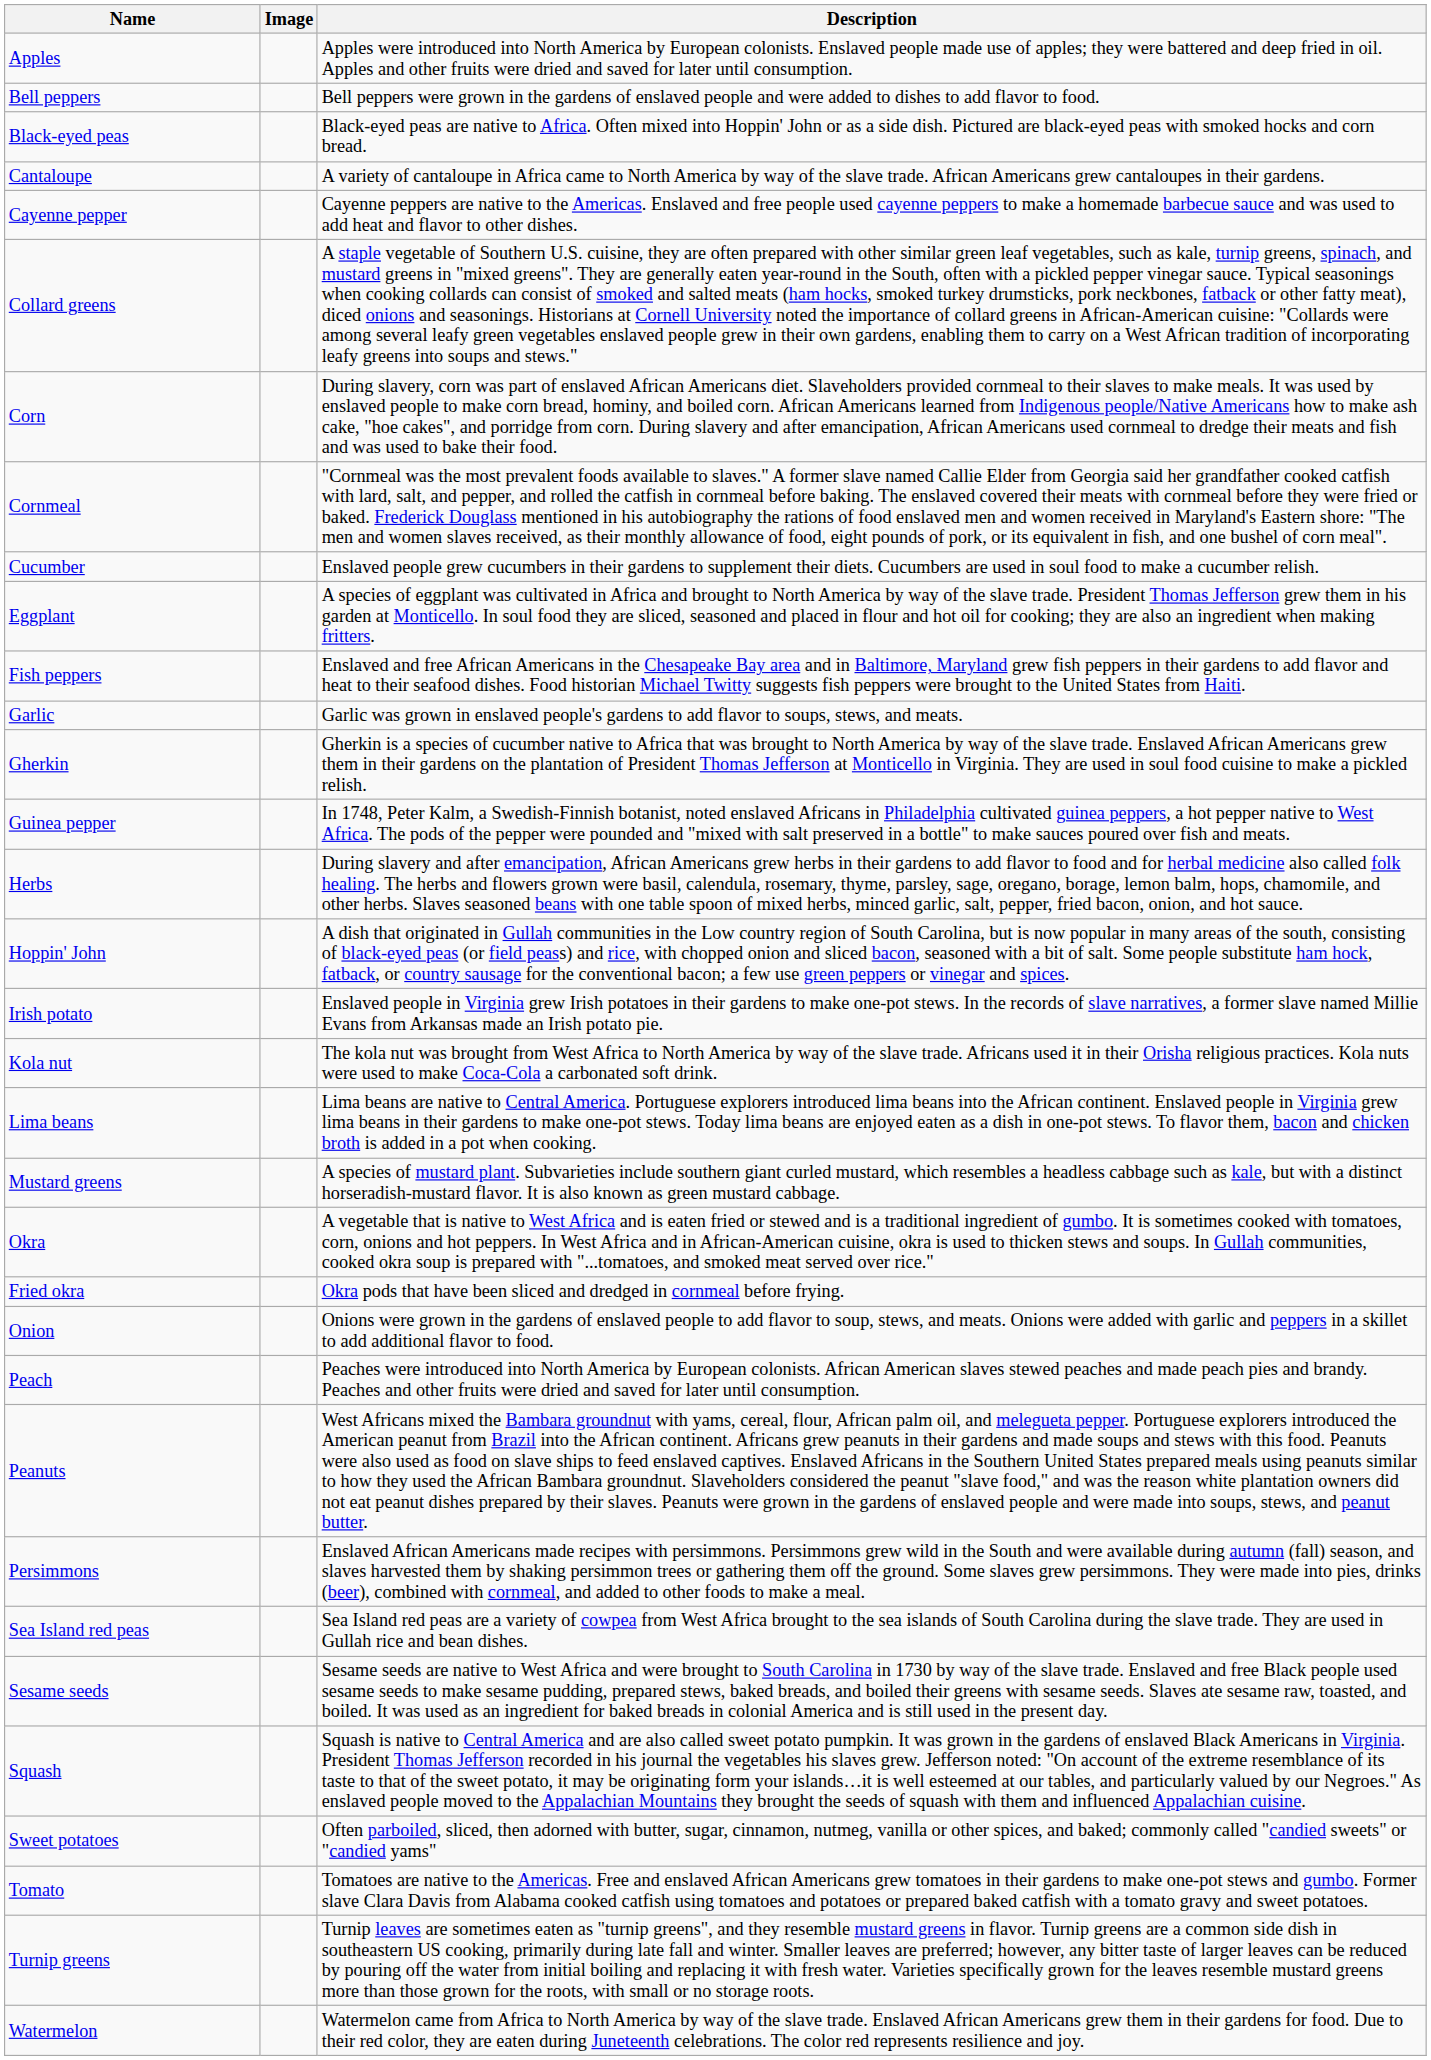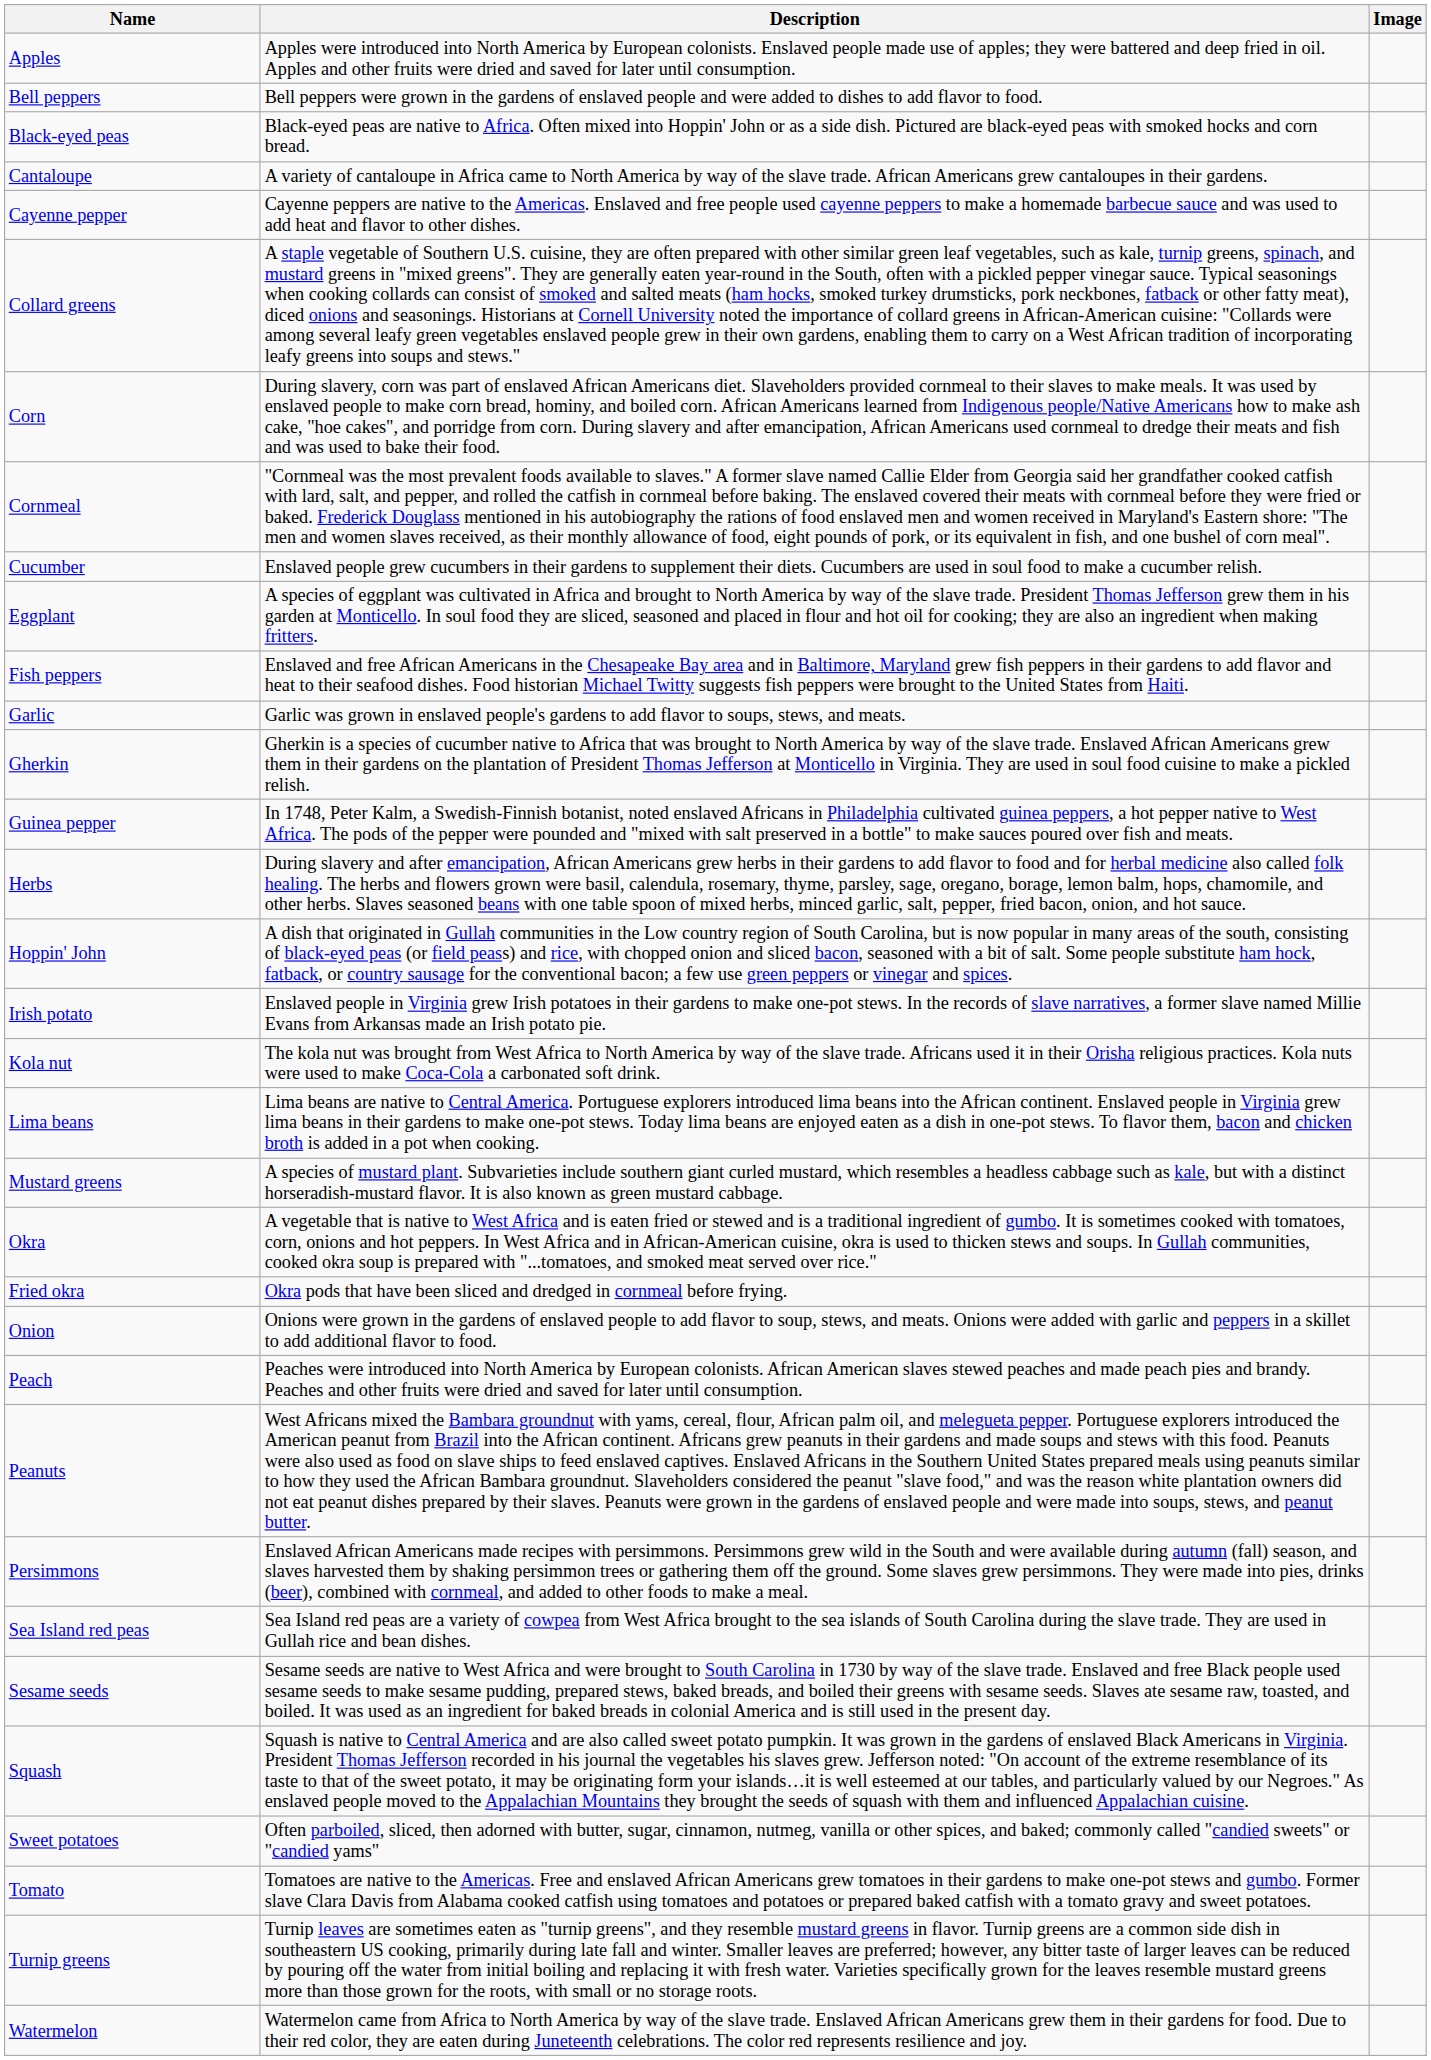columns swapped: (289, 18) <-> (872, 18)
